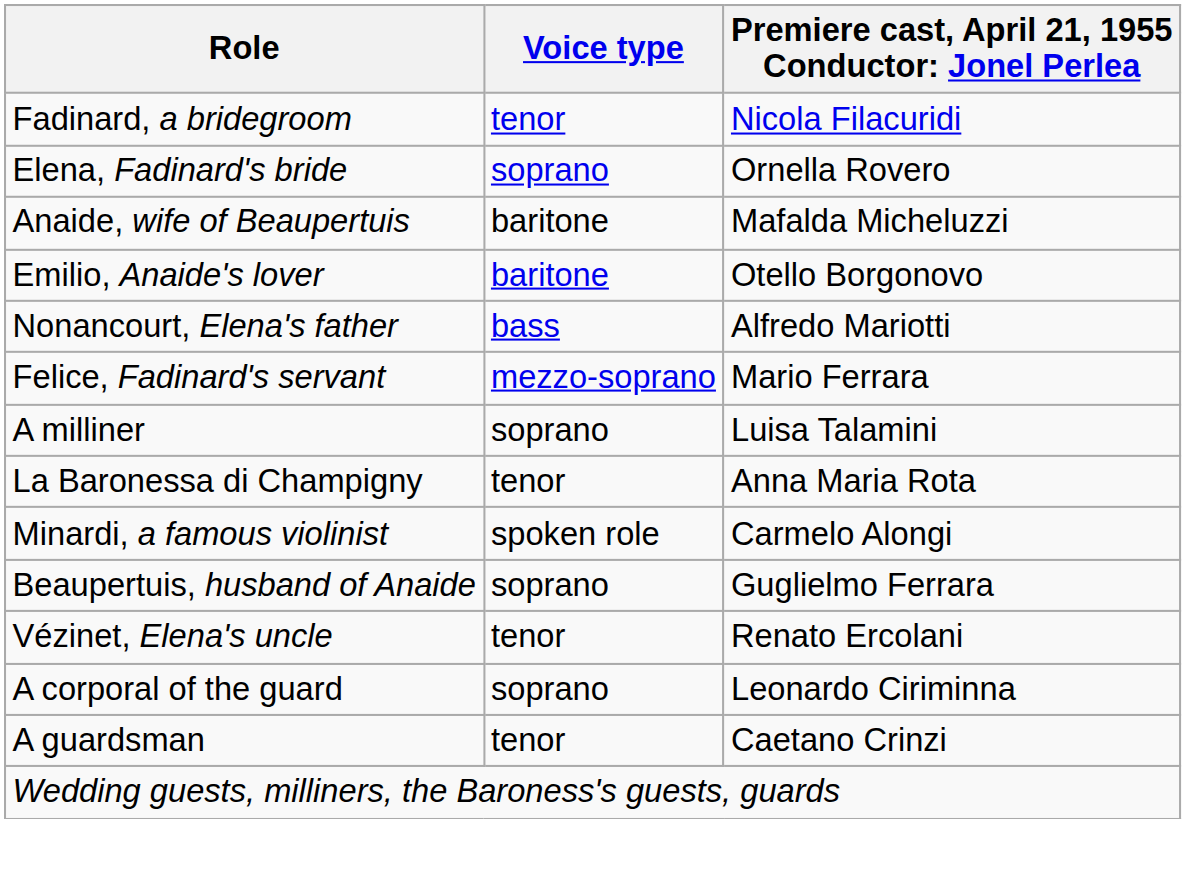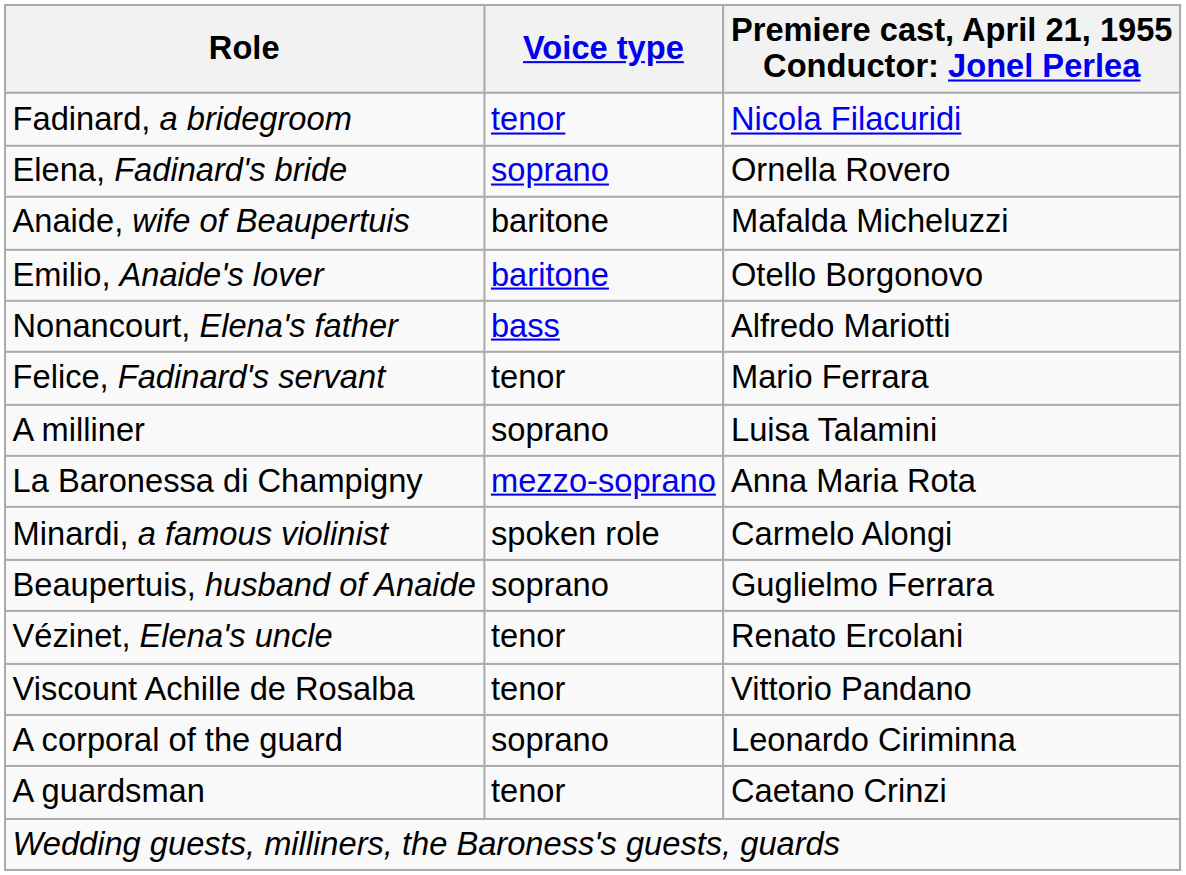(603, 377) mezzo-soprano -> (528, 377) tenor
(528, 481) tenor -> (603, 481) mezzo-soprano
+ row: (214, 688)
